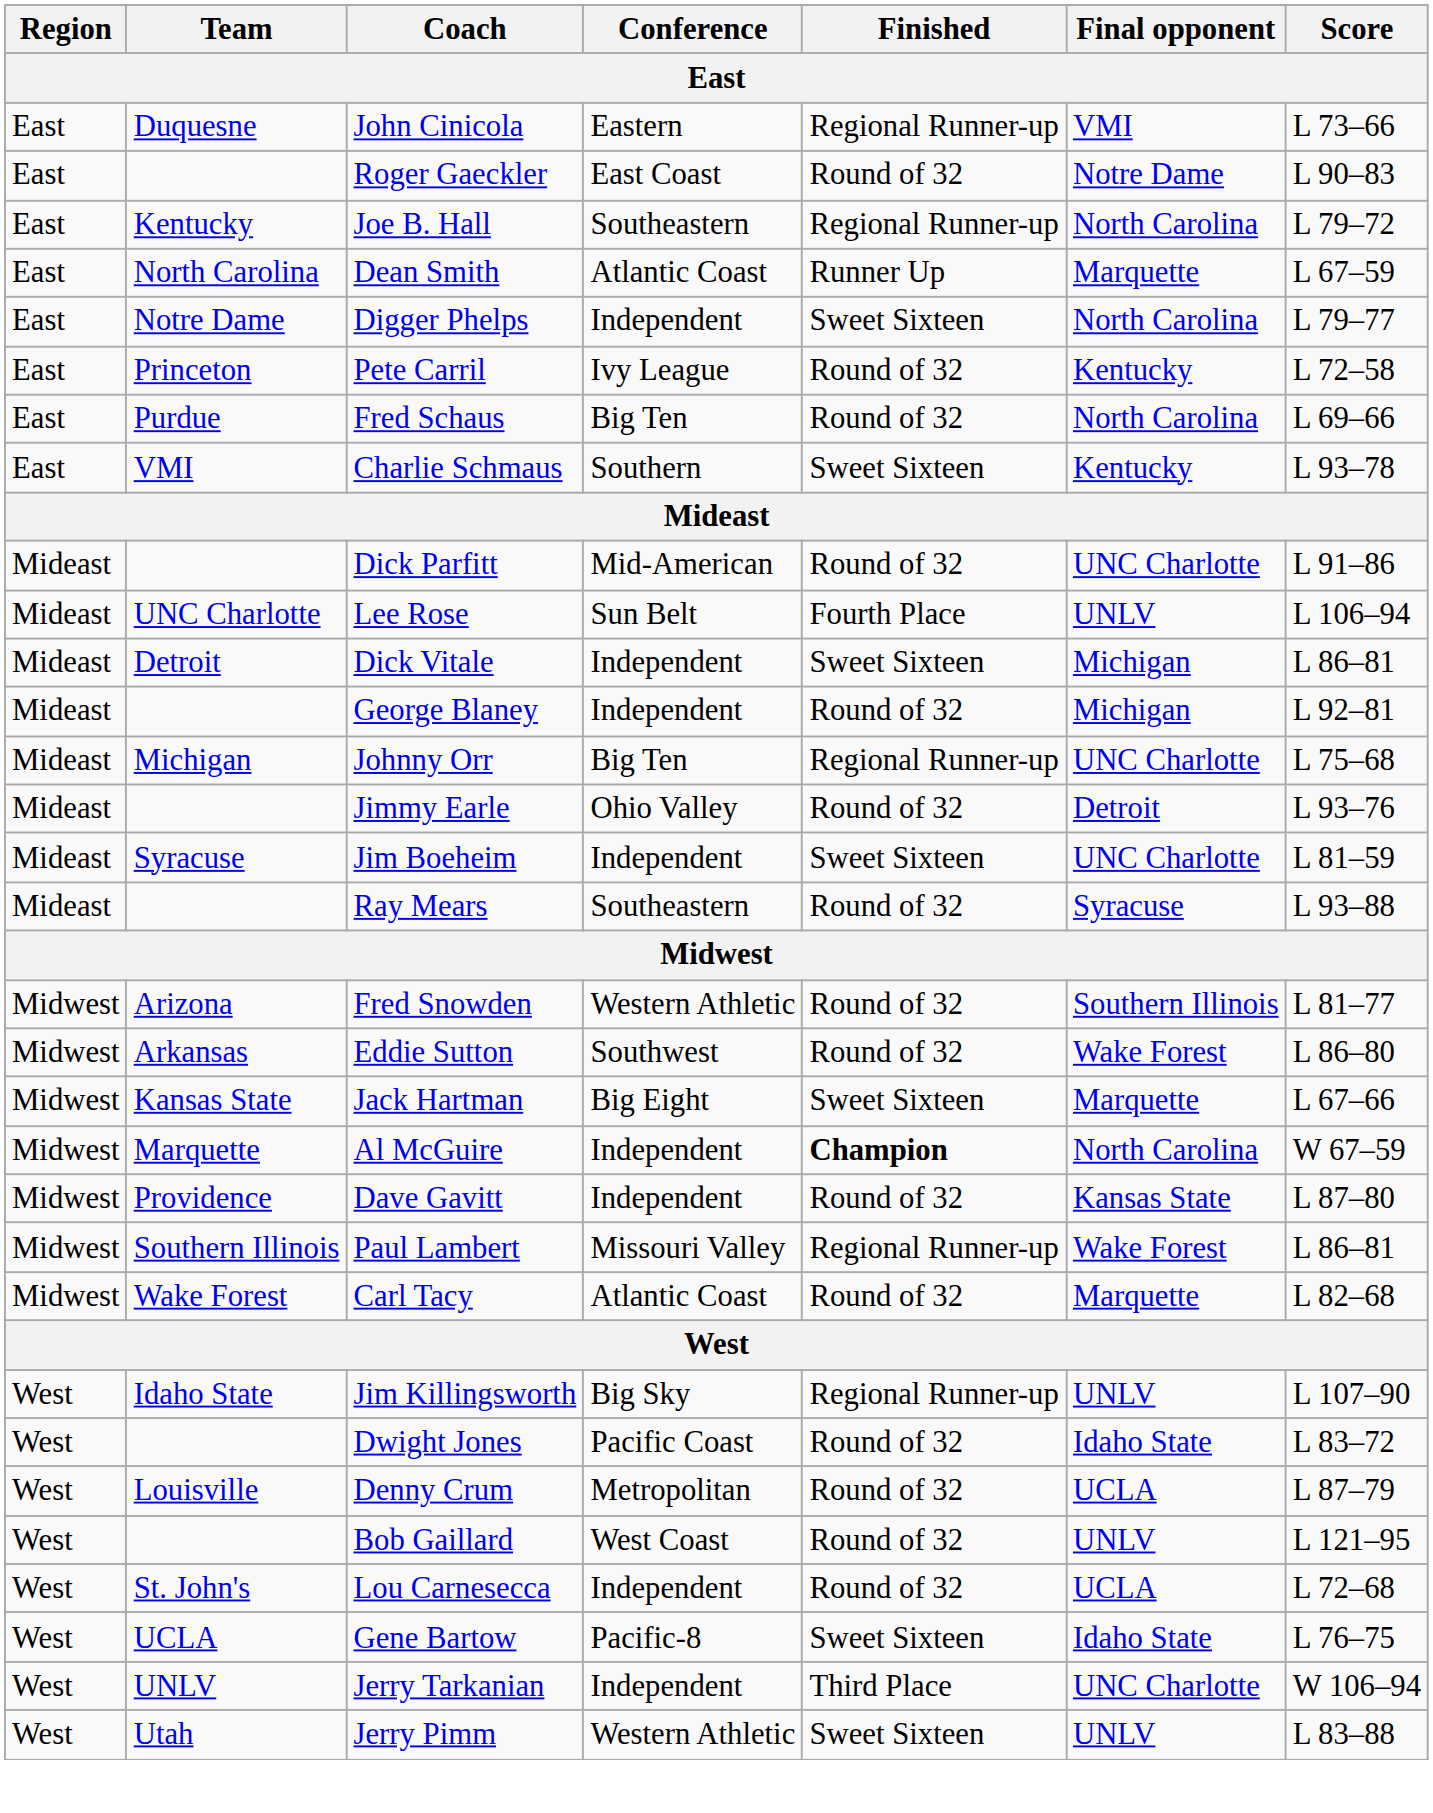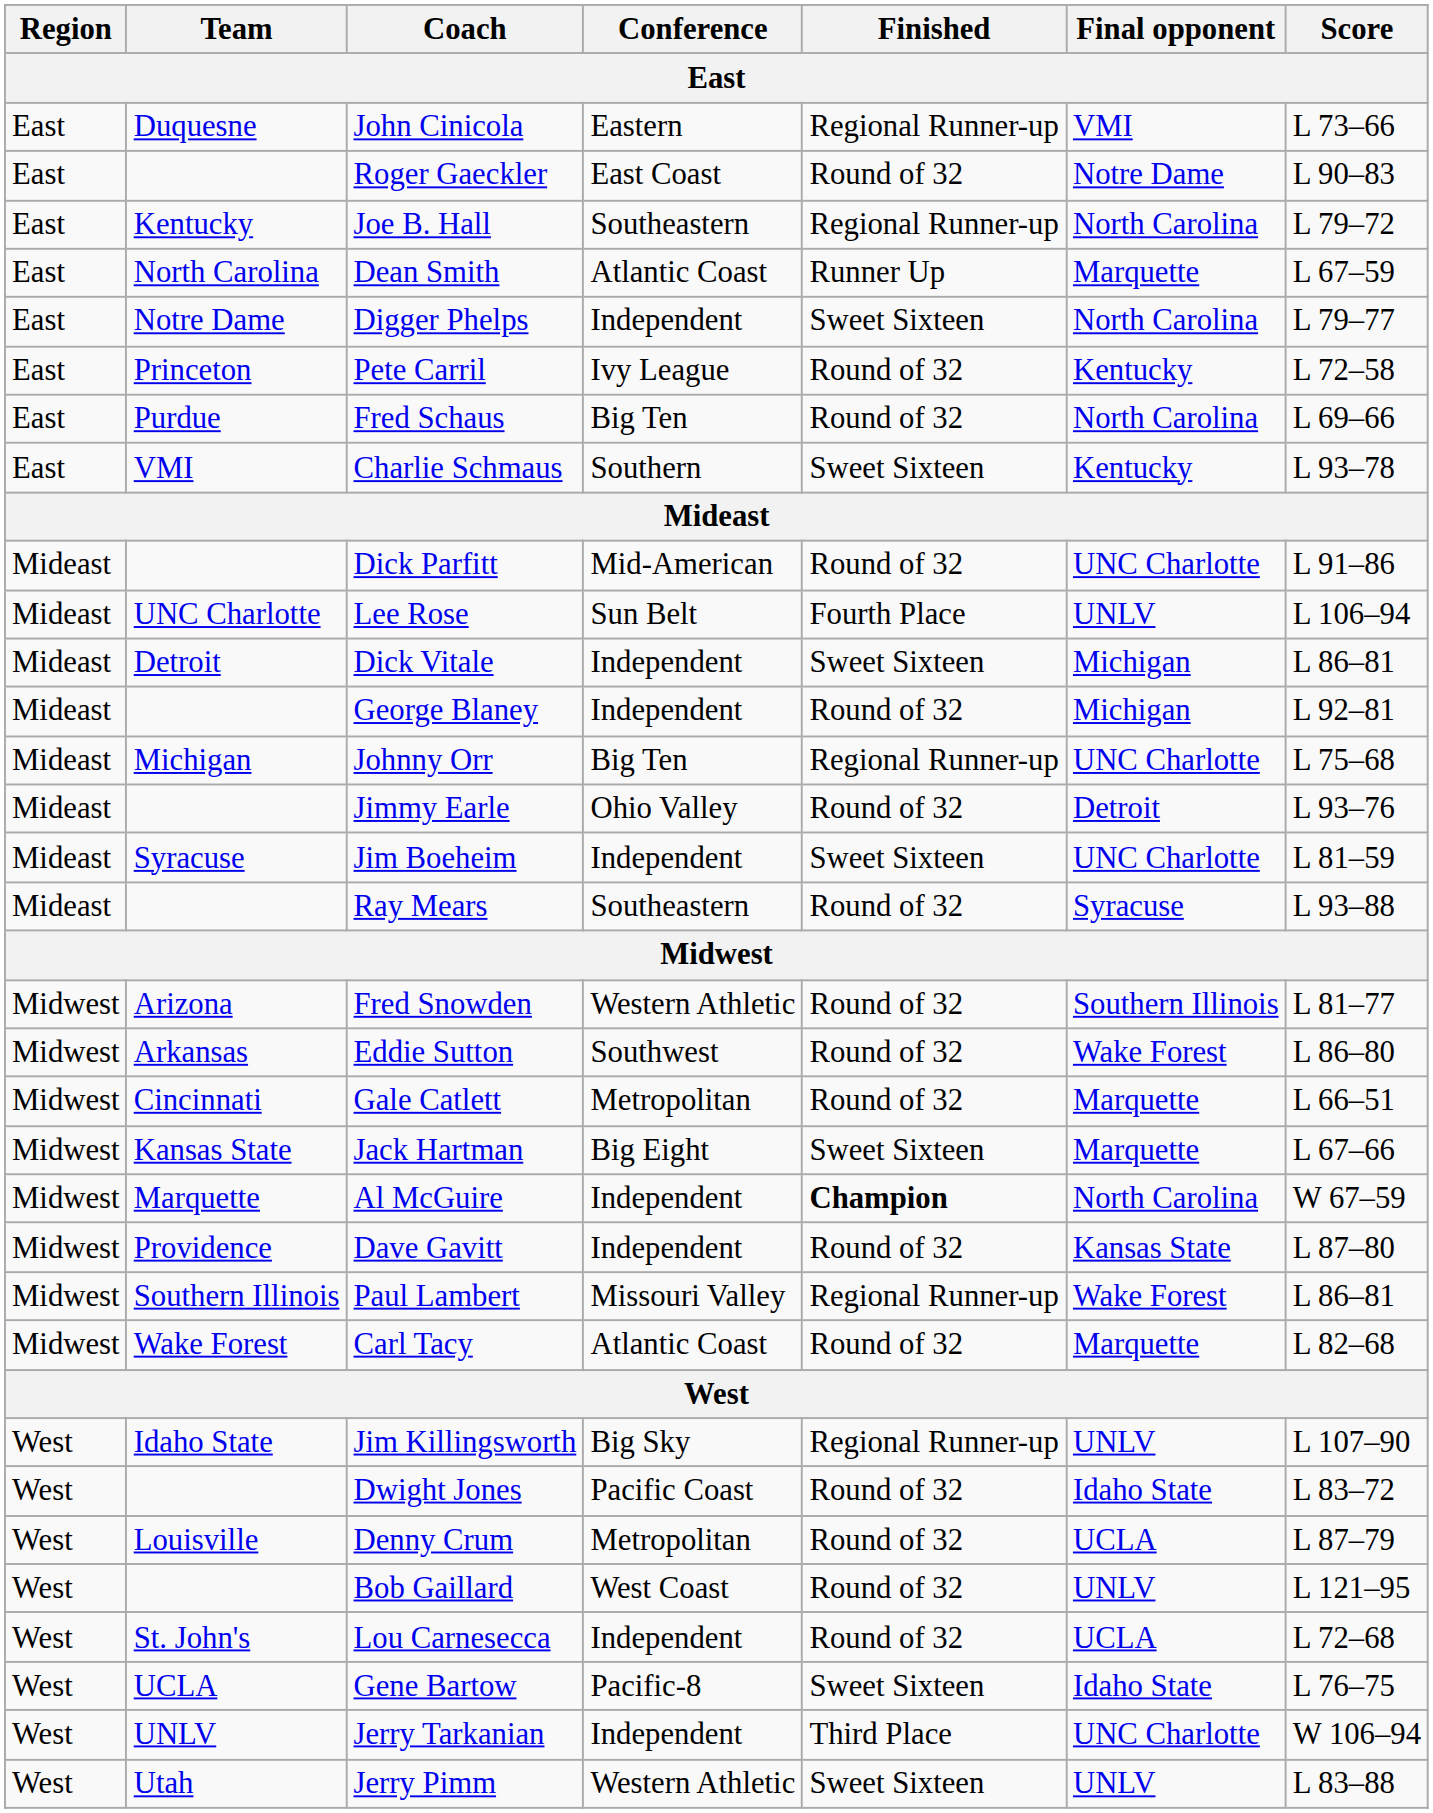+ row: (427, 1100)
